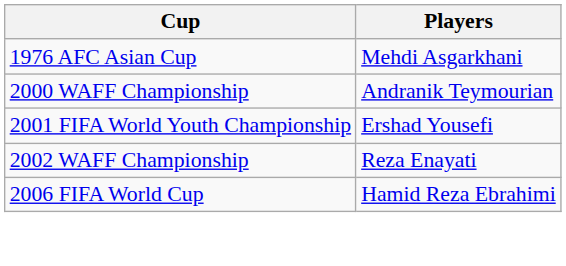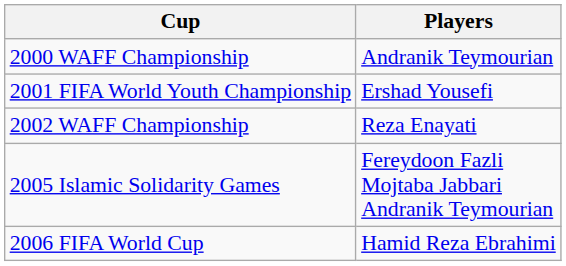- row: (103, 56)
+ row: (145, 184)
